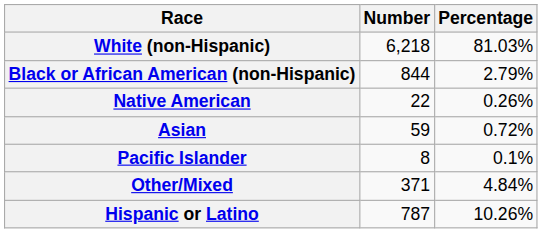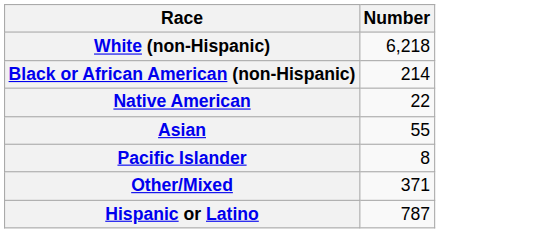- column: (486, 18)
(415, 74) 844 -> (415, 74) 214
(420, 130) 59 -> (420, 130) 55
